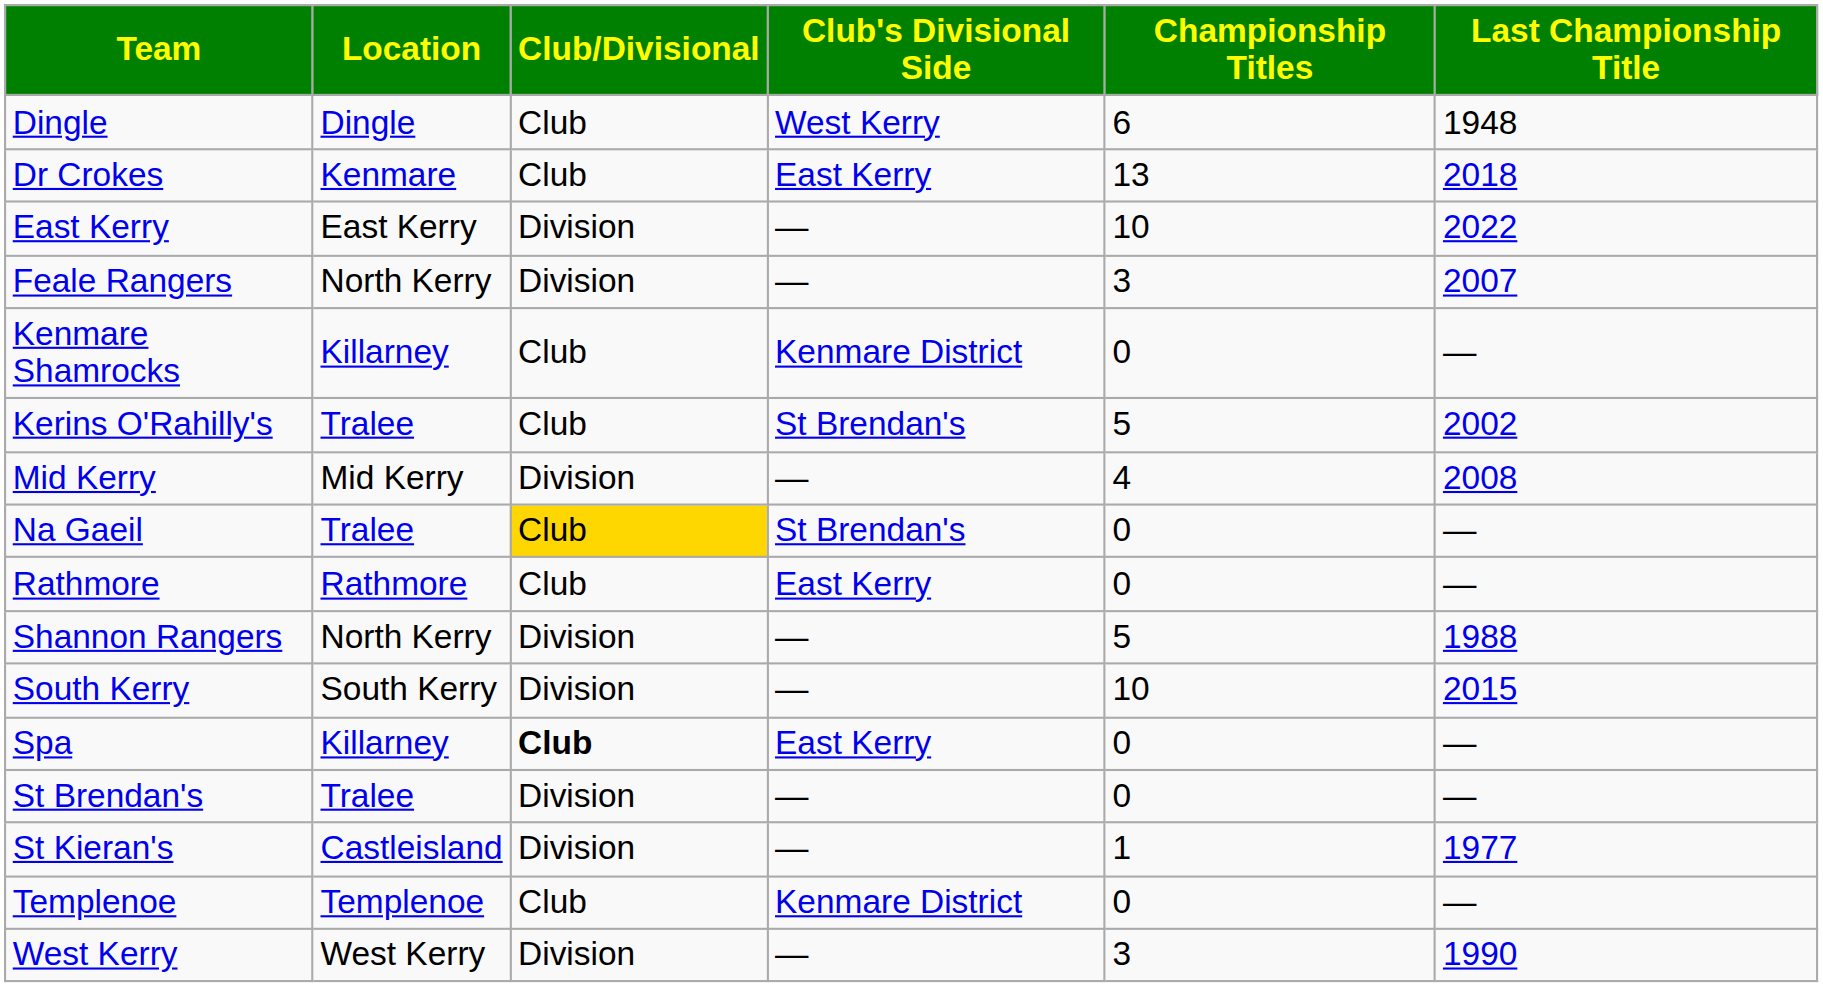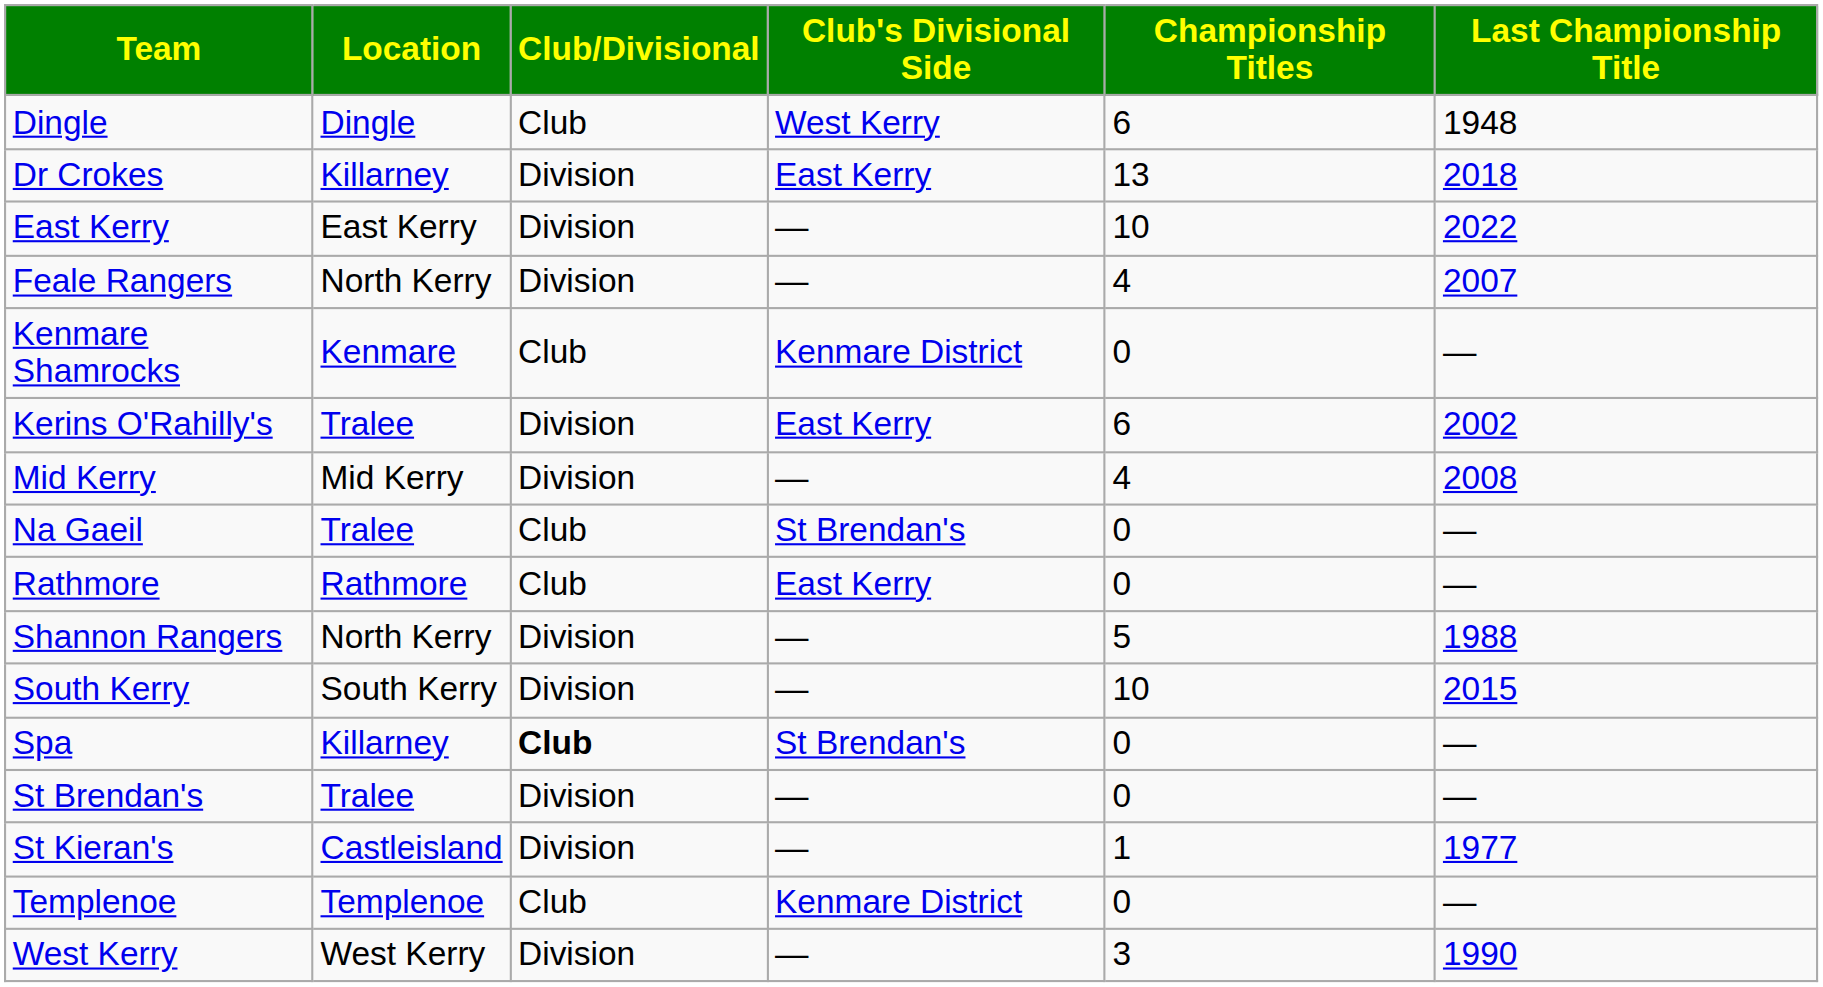(388, 174) Kenmare -> (385, 174) Killarney
(552, 174) Club -> (577, 174) Division
(1122, 280) 3 -> (1122, 280) 4
(385, 352) Killarney -> (388, 352) Kenmare
(552, 424) Club -> (577, 424) Division
(870, 424) St Brendan's -> (853, 424) East Kerry
(1122, 424) 5 -> (1122, 424) 6
(552, 530) gold background -> (552, 530) no background
(853, 742) East Kerry -> (870, 742) St Brendan's
